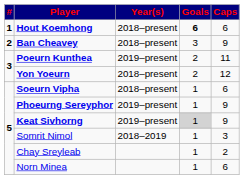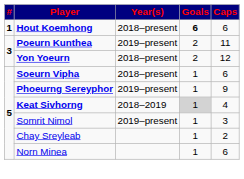- row: (47, 43)
(147, 120) 2019–present -> (142, 105) 2018–2019
(225, 120) 9 -> (225, 105) 4
(142, 136) 2018–2019 -> (147, 120) 2019–present
